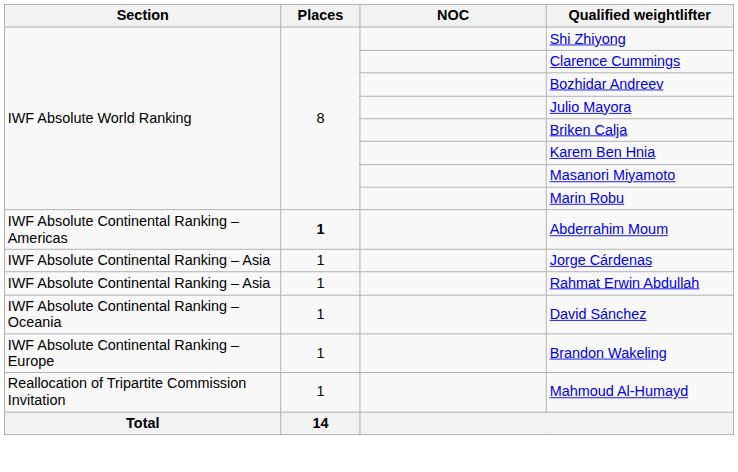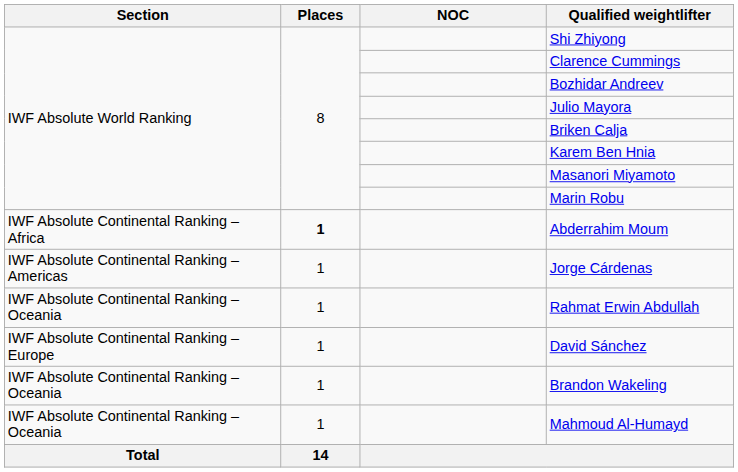(123, 229) IWF Absolute Continental Ranking – Americas -> (123, 229) IWF Absolute Continental Ranking – Africa
(139, 260) IWF Absolute Continental Ranking – Asia -> (123, 268) IWF Absolute Continental Ranking – Americas
(139, 283) IWF Absolute Continental Ranking – Asia -> (123, 307) IWF Absolute Continental Ranking – Oceania
(123, 314) IWF Absolute Continental Ranking – Oceania -> (123, 346) IWF Absolute Continental Ranking – Europe
(123, 353) IWF Absolute Continental Ranking – Europe -> (123, 385) IWF Absolute Continental Ranking – Oceania
(127, 392) Reallocation of Tripartite Commission Invitation -> (123, 424) IWF Absolute Continental Ranking – Oceania
